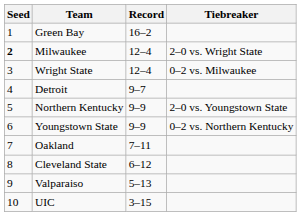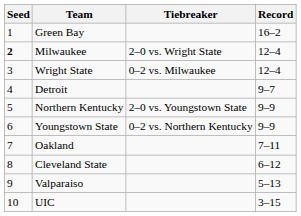columns swapped: (146, 14) <-> (231, 14)
